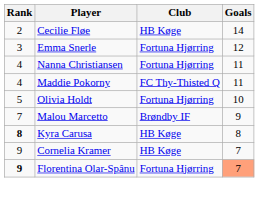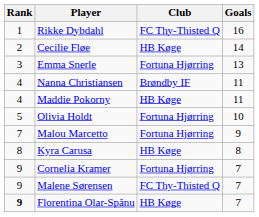+ row: (70, 30)
(238, 47) 12 -> (238, 64) 13
(177, 64) Fortuna Hjørring -> (165, 82) Brøndby IF
(180, 82) FC Thy-Thisted Q -> (160, 99) HB Køge
(165, 116) Brøndby IF -> (177, 133) Fortuna Hjørring
(20, 133) bold -> (20, 151) normal
(160, 151) HB Køge -> (177, 168) Fortuna Hjørring
+ row: (75, 185)
(177, 168) Fortuna Hjørring -> (160, 202) HB Køge
(238, 168) lightsalmon background -> (238, 202) no background
